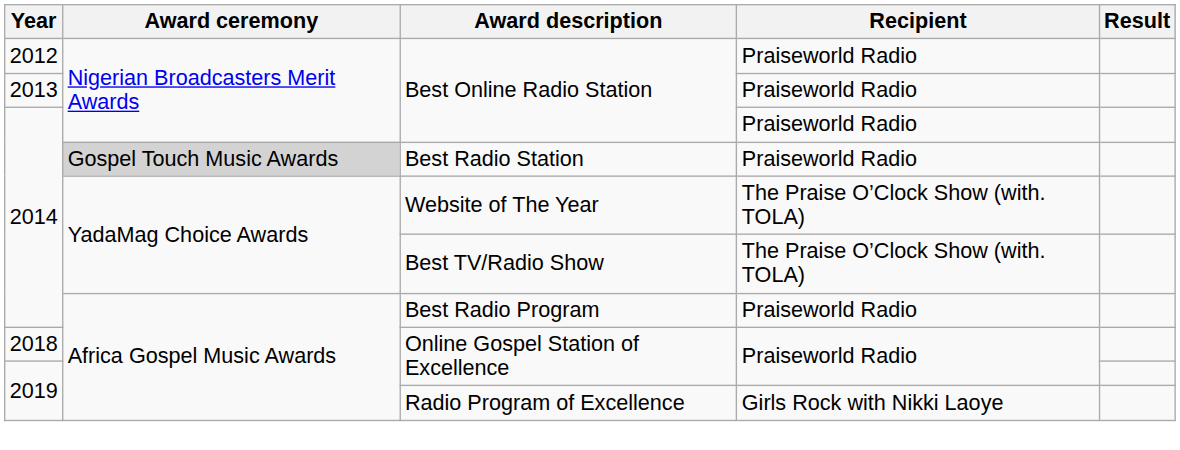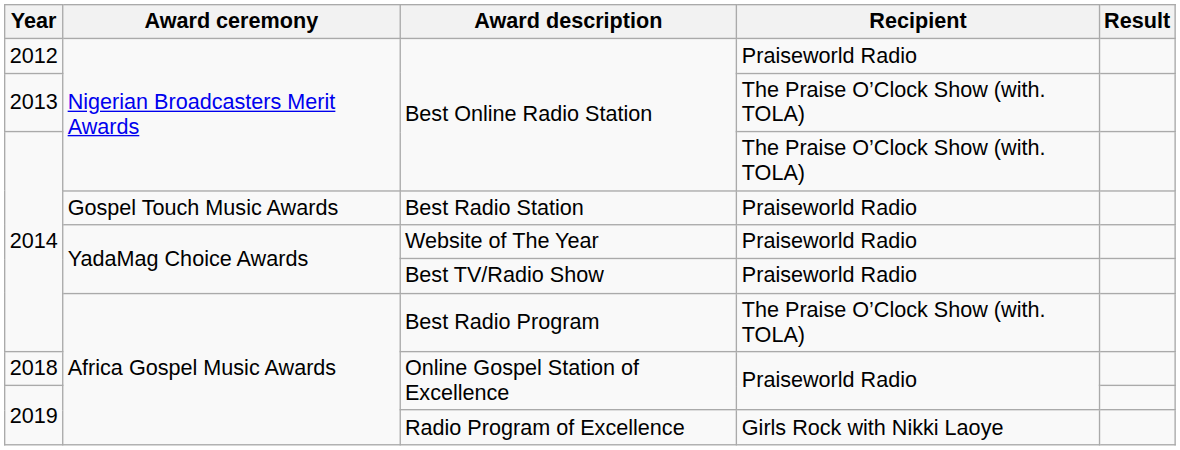(829, 90) Praiseworld Radio -> (894, 102) The Praise O’Clock Show (with. TOLA)
(829, 124) Praiseworld Radio -> (894, 160) The Praise O’Clock Show (with. TOLA)
(203, 158) lightgrey background -> (203, 207) no background
(894, 205) The Praise O’Clock Show (with. TOLA) -> (829, 241) Praiseworld Radio
(894, 263) The Praise O’Clock Show (with. TOLA) -> (829, 275) Praiseworld Radio
(829, 310) Praiseworld Radio -> (894, 322) The Praise O’Clock Show (with. TOLA)
